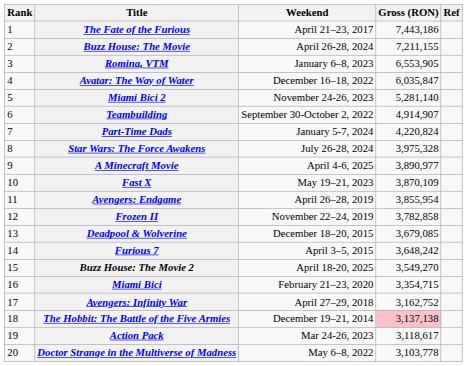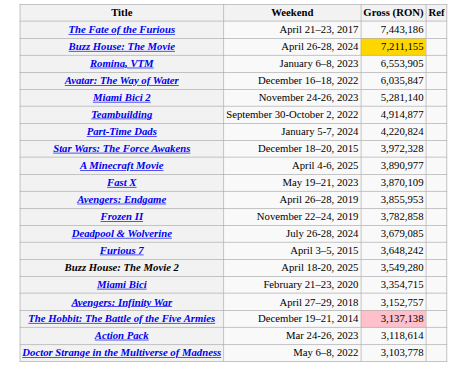- column: (20, 13)
(417, 47) no background -> (402, 47) gold background
(417, 115) 4,914,907 -> (402, 115) 4,914,877
(337, 149) July 26-28, 2024 -> (308, 149) December 18–20, 2015
(417, 149) 3,975,328 -> (402, 149) 3,972,328
(417, 200) 3,855,954 -> (402, 200) 3,855,953
(323, 234) December 18–20, 2015 -> (322, 234) July 26-28, 2024
(417, 268) 3,549,270 -> (402, 268) 3,549,280
(417, 302) 3,162,752 -> (402, 302) 3,152,757
(417, 336) 3,118,617 -> (402, 336) 3,118,614
